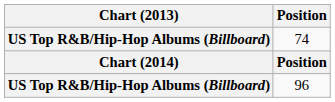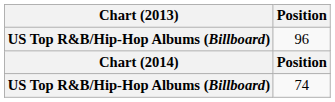rows swapped: (302, 39) <-> (302, 85)
